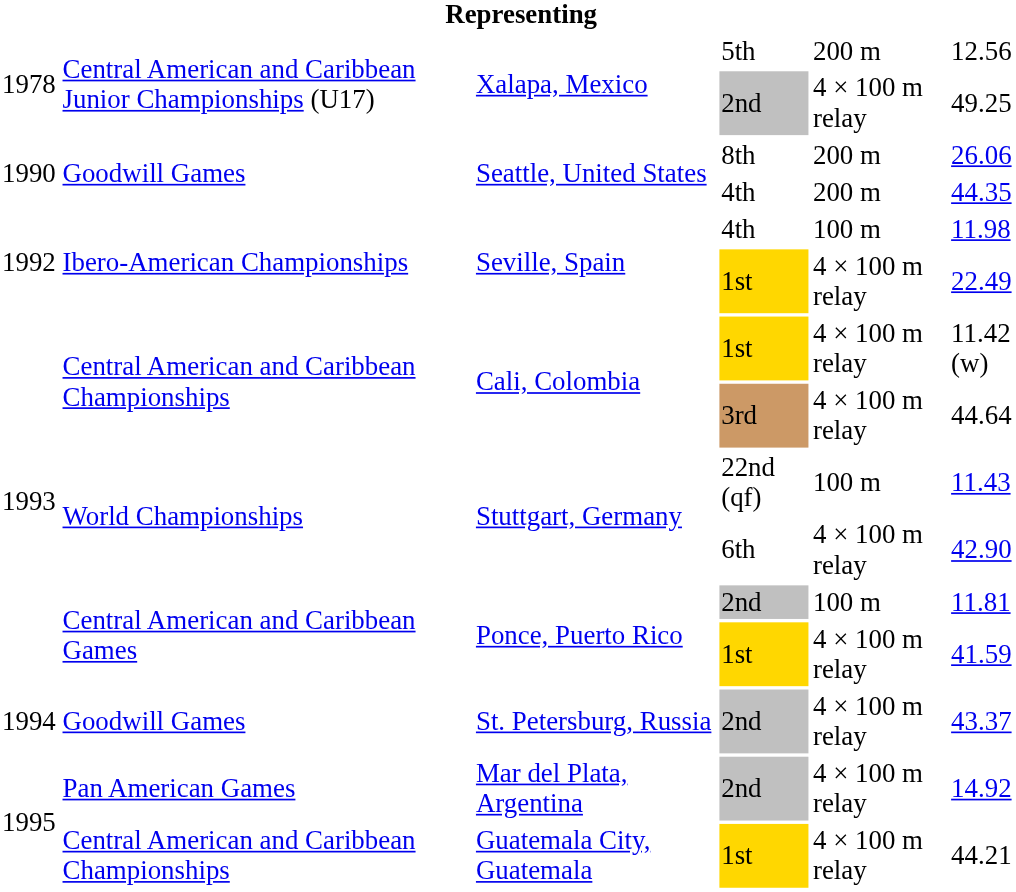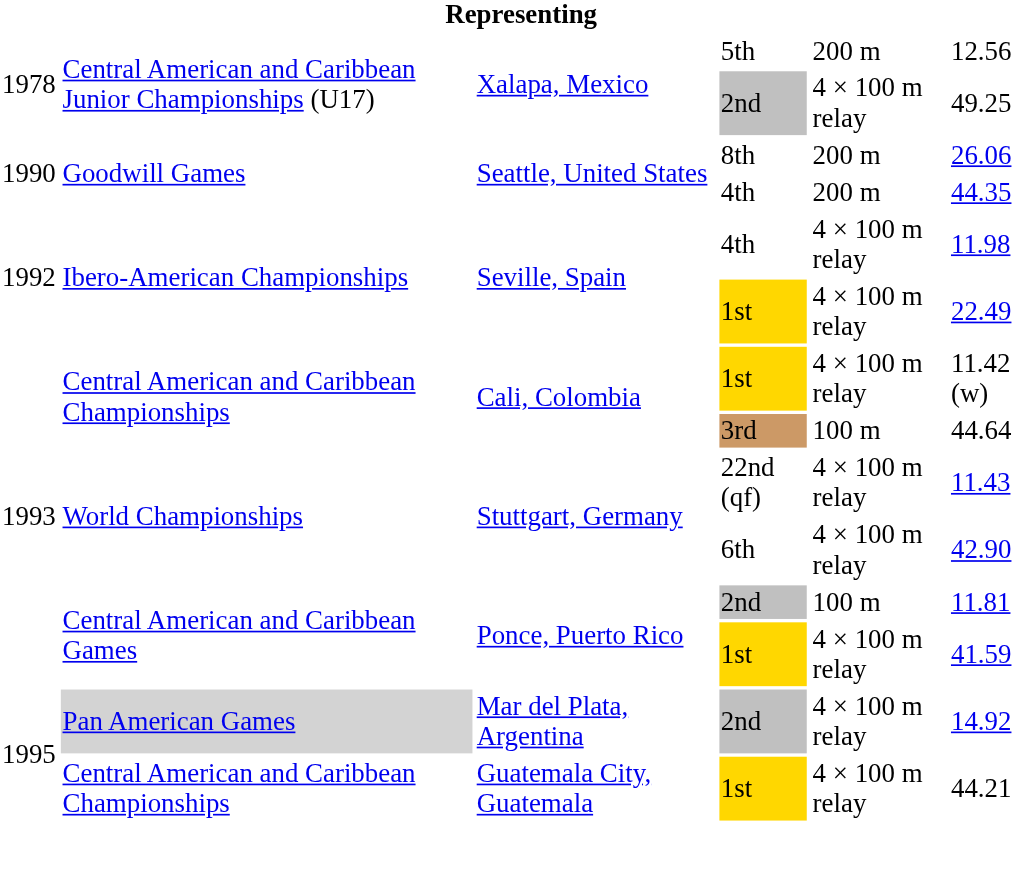(847, 228) 100 m -> (868, 243) 4 × 100 m relay
(868, 415) 4 × 100 m relay -> (847, 430) 100 m
(847, 482) 100 m -> (868, 482) 4 × 100 m relay
- row: (594, 721)
(179, 788) no background -> (179, 721) lightgrey background
